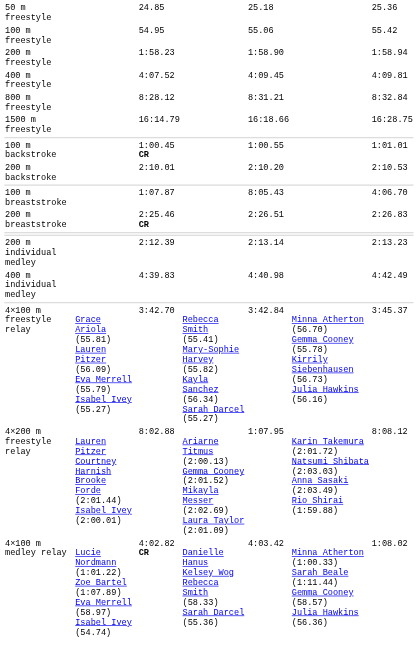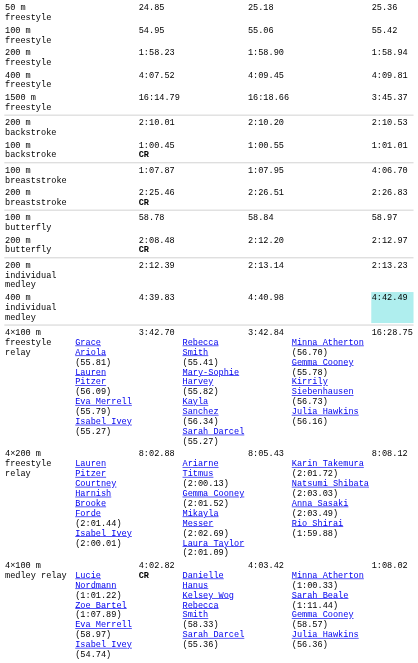- row: (28, 103)
(392, 120) 16:28.75 -> (390, 98) 3:45.37
rows swapped: (31, 150) <-> (31, 173)
(266, 193) 8:05.43 -> (266, 170) 1:07.95
+ row: (28, 223)
+ row: (28, 245)
(390, 275) no background -> (390, 298) paleturquoise background
(390, 310) 3:45.37 -> (392, 333) 16:28.75
(266, 432) 1:07.95 -> (266, 454) 8:05.43
